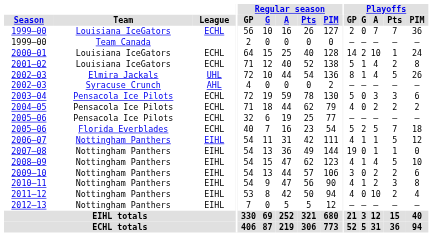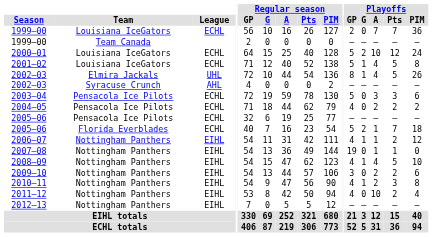(352, 53) 14 -> (352, 53) 5
(395, 53) 1 -> (395, 53) 12
(395, 64) 2 -> (395, 64) 5
(376, 129) 5 -> (376, 129) 1
(395, 140) 5 -> (395, 140) 2
